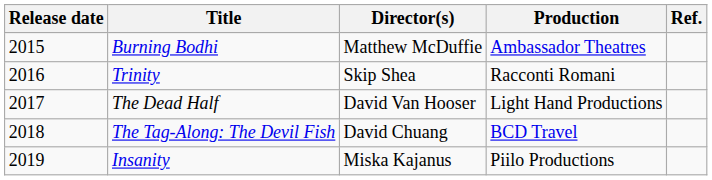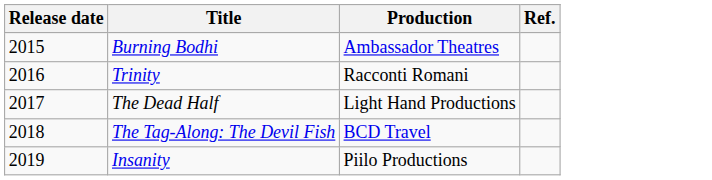- column: (413, 18)
